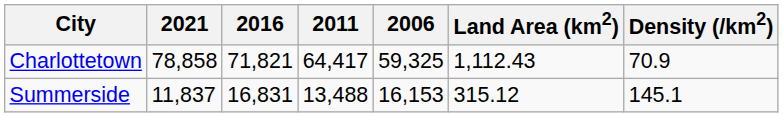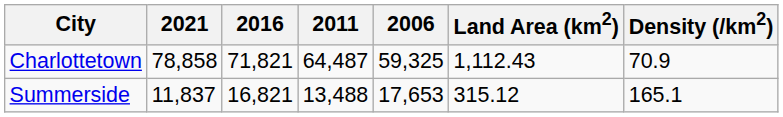(335, 61) 64,417 -> (335, 61) 64,487
(260, 95) 16,831 -> (260, 95) 16,821
(411, 95) 16,153 -> (411, 95) 17,653
(656, 95) 145.1 -> (656, 95) 165.1
